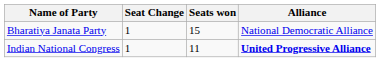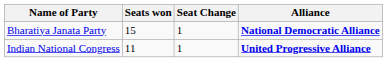columns swapped: (213, 13) <-> (154, 13)
(307, 30) normal -> (310, 30) bold
